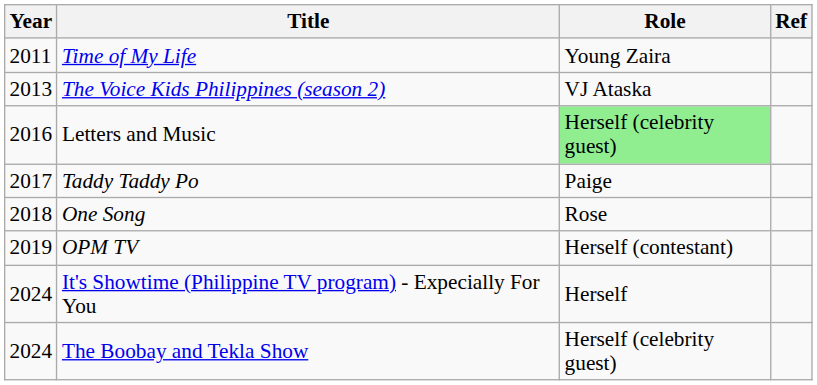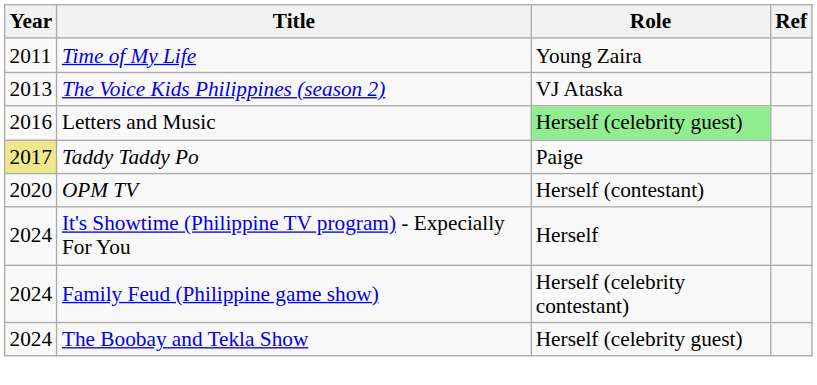(31, 180) no background -> (31, 156) khaki background
- row: (104, 214)
(31, 247) 2019 -> (31, 190) 2020
+ row: (220, 293)
